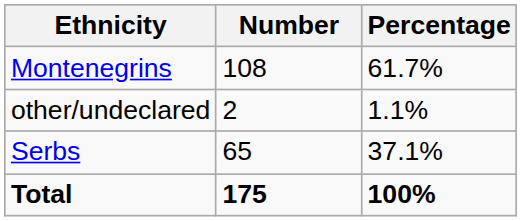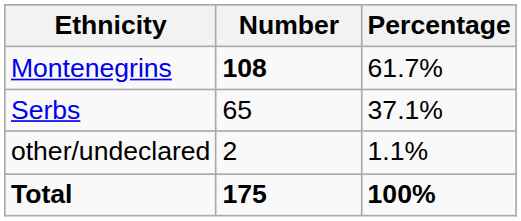(245, 67) normal -> (245, 67) bold
rows swapped: (46, 151) <-> (111, 109)
